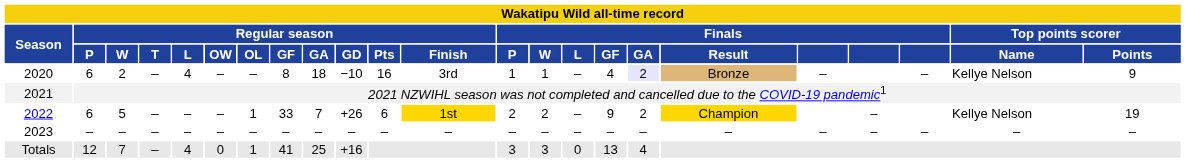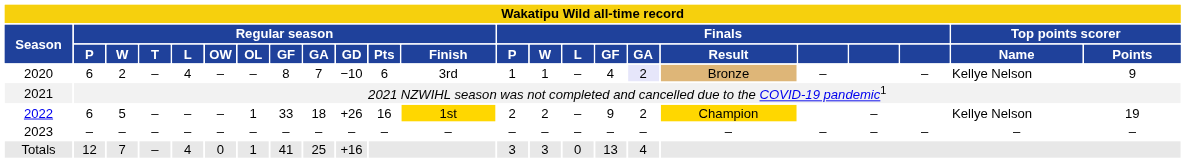(319, 73) 18 -> (319, 73) 7
(384, 73) 16 -> (384, 73) 6
(319, 113) 7 -> (319, 113) 18
(384, 113) 6 -> (384, 113) 16
